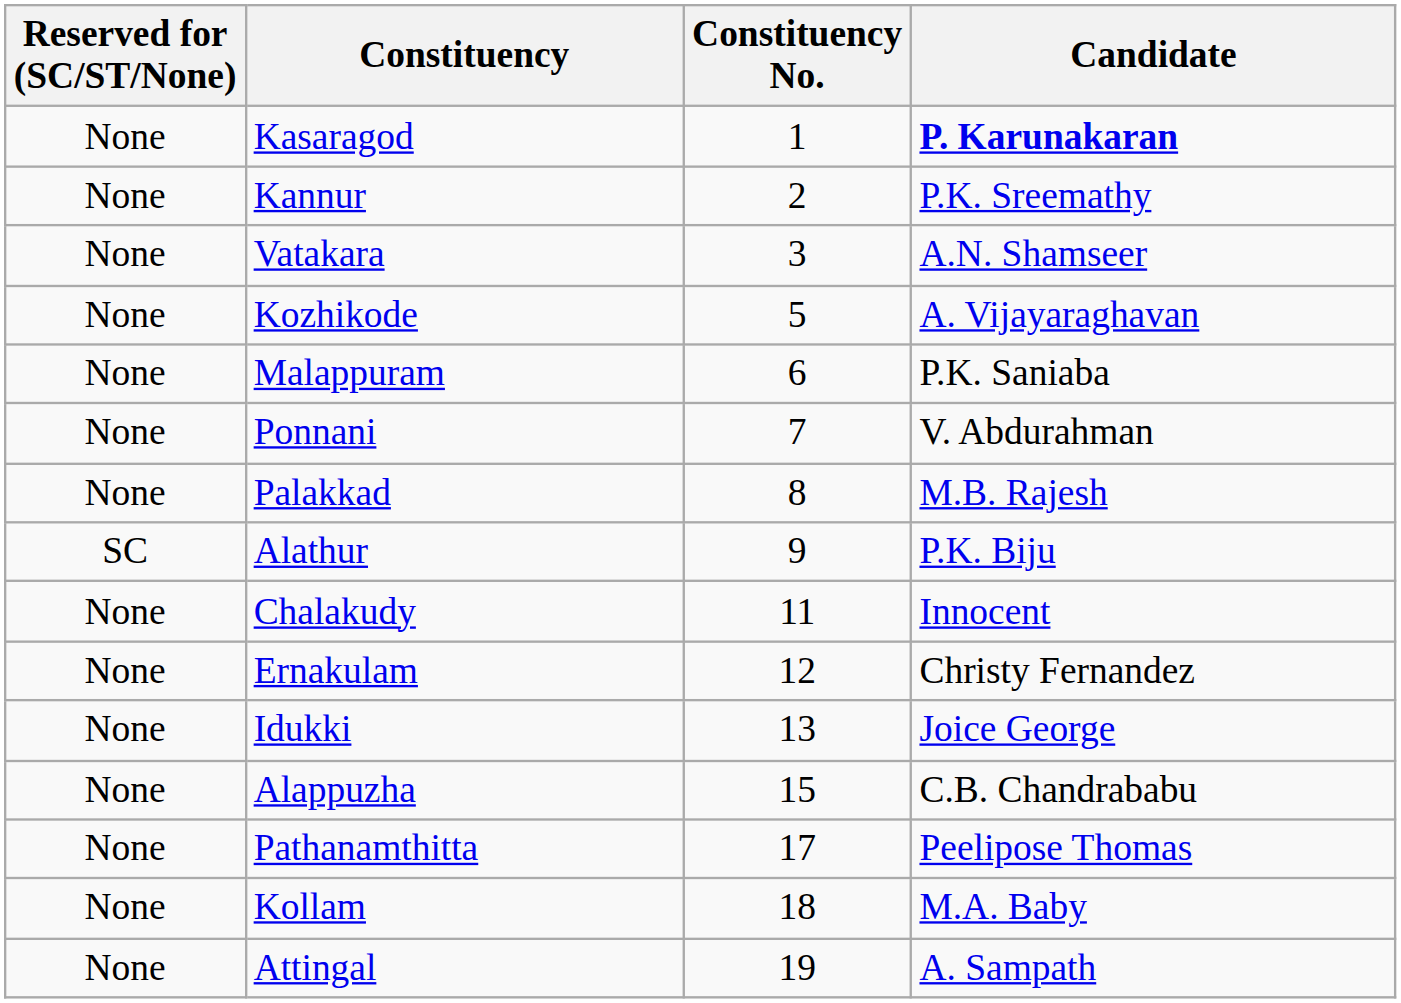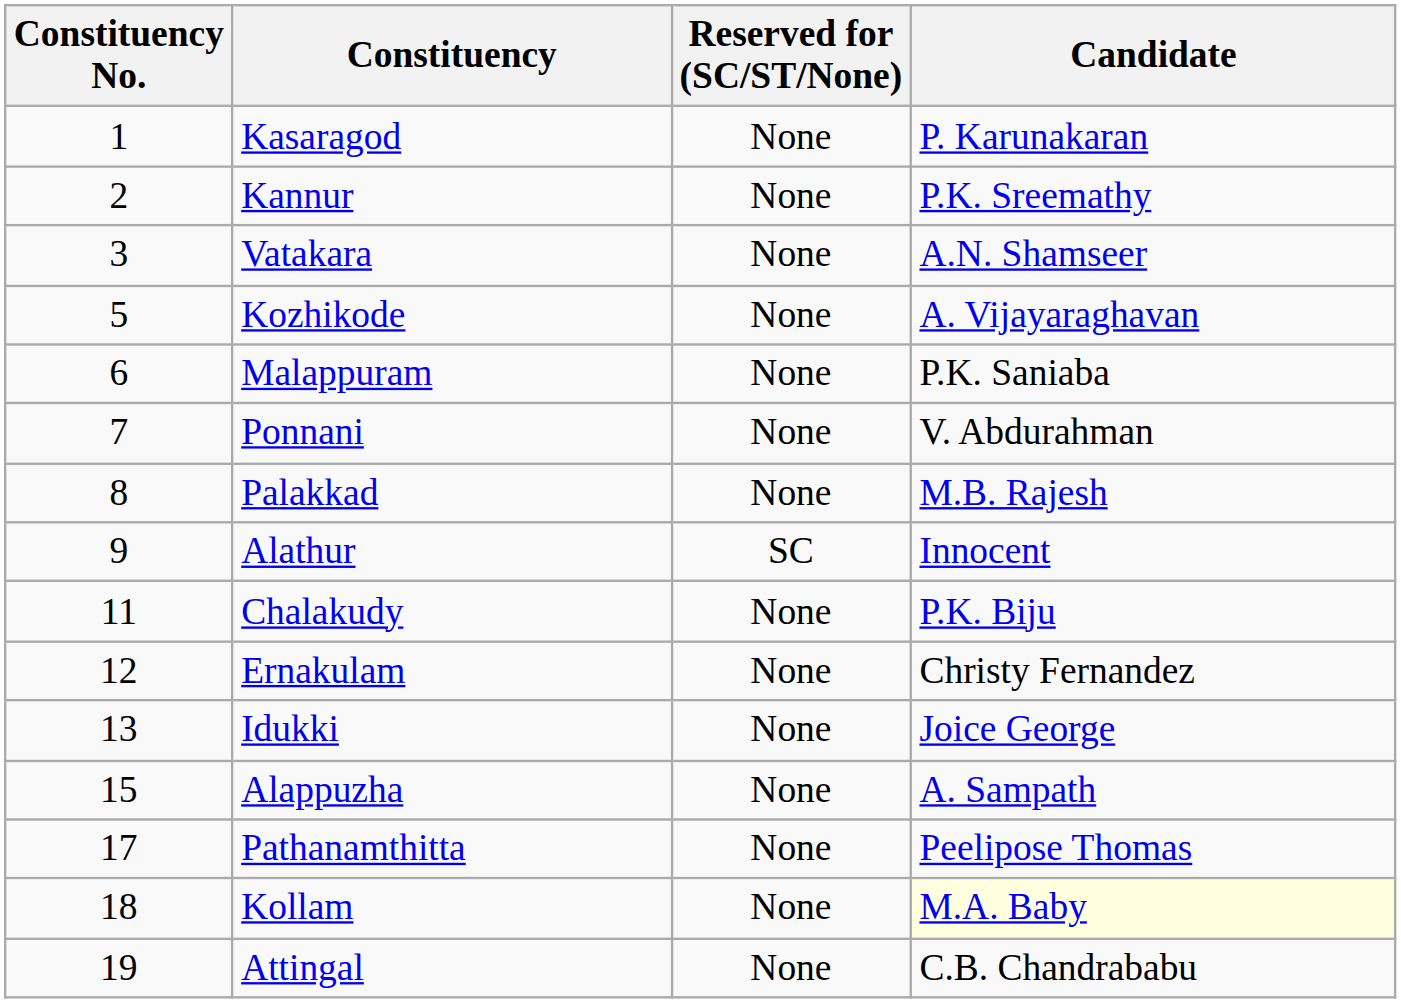columns swapped: (797, 55) <-> (125, 55)
(1049, 135) bold -> (1034, 135) normal
(988, 551) P.K. Biju -> (985, 551) Innocent
(985, 610) Innocent -> (988, 610) P.K. Biju
(1058, 788) C.B. Chandrababu -> (1008, 788) A. Sampath
(1003, 907) no background -> (1003, 907) lightyellow background
(1008, 966) A. Sampath -> (1058, 966) C.B. Chandrababu
